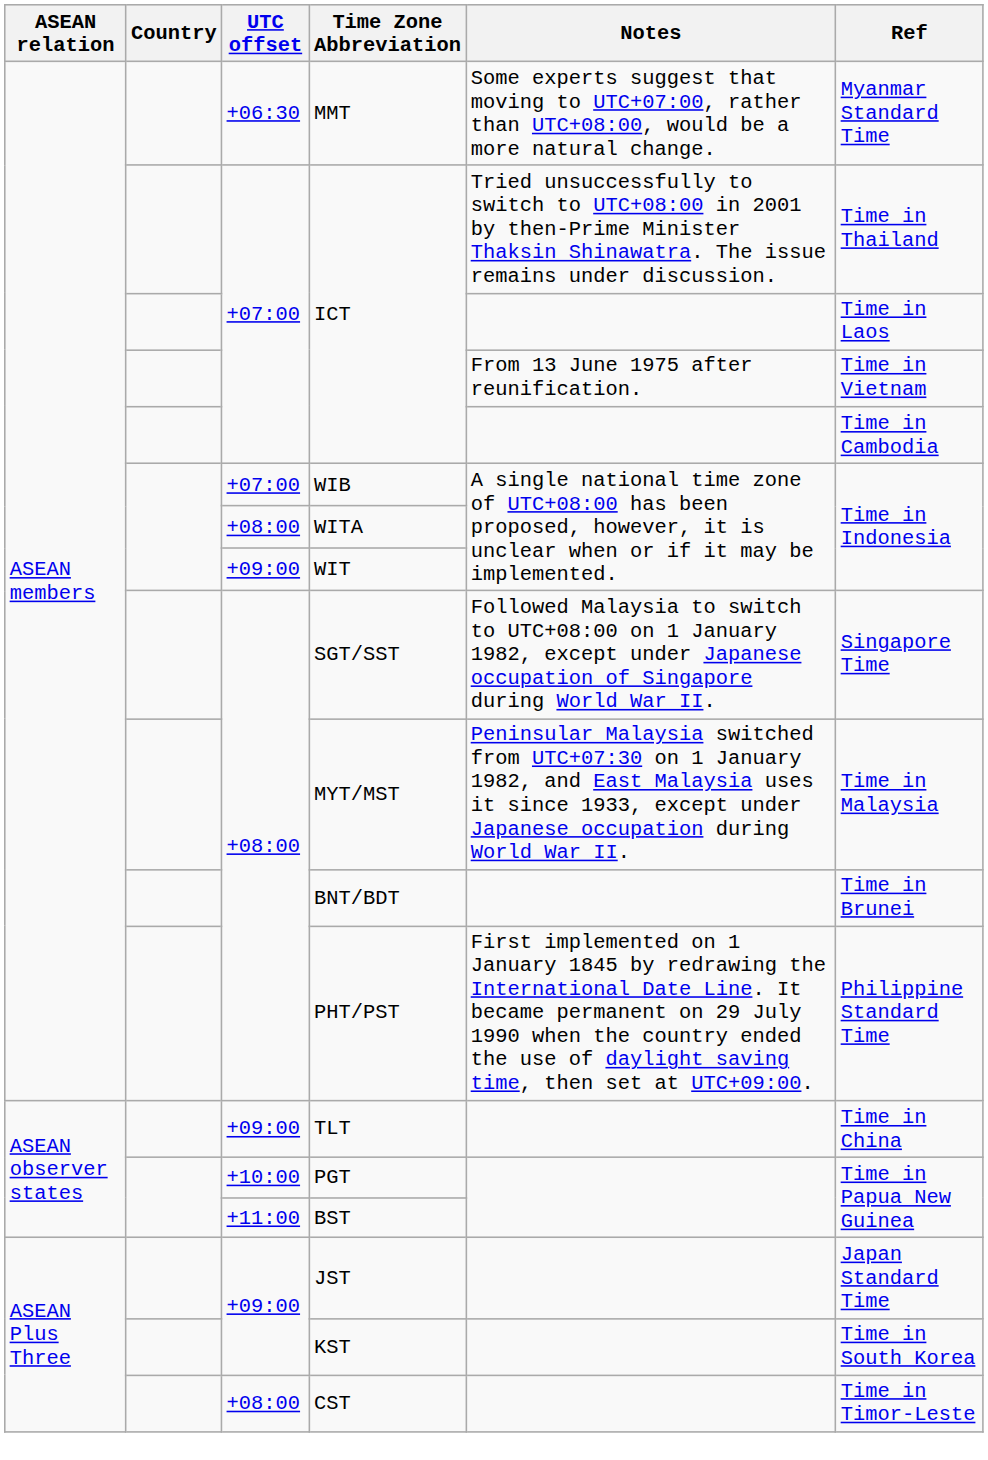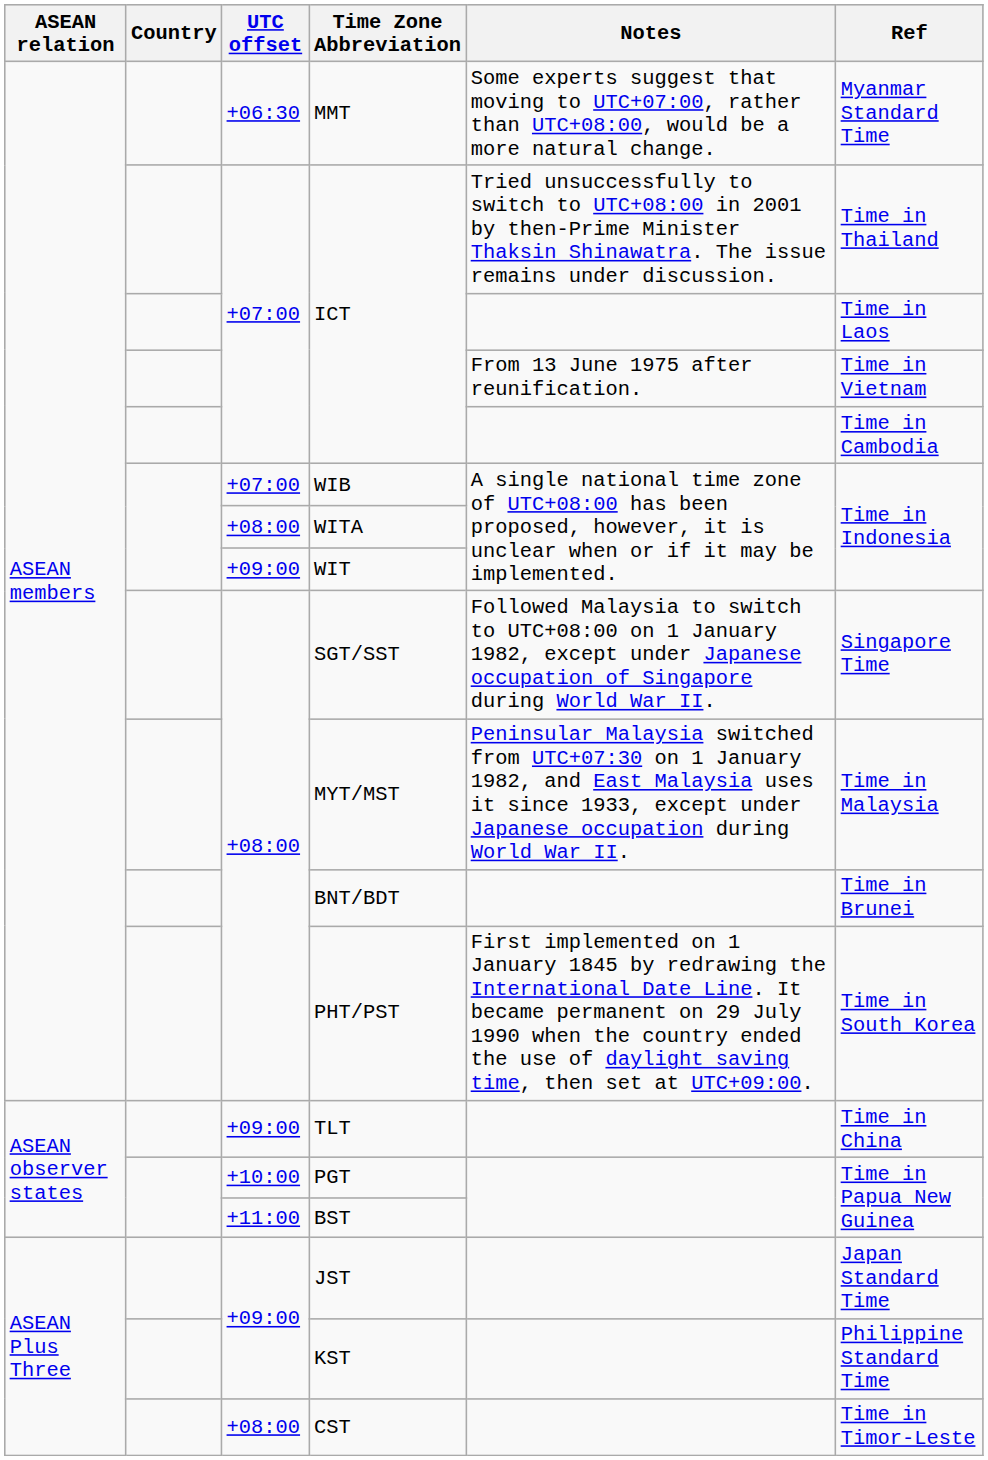(902, 1013) Philippine Standard Time -> (908, 1013) Time in South Korea
(908, 1347) Time in South Korea -> (902, 1358) Philippine Standard Time
